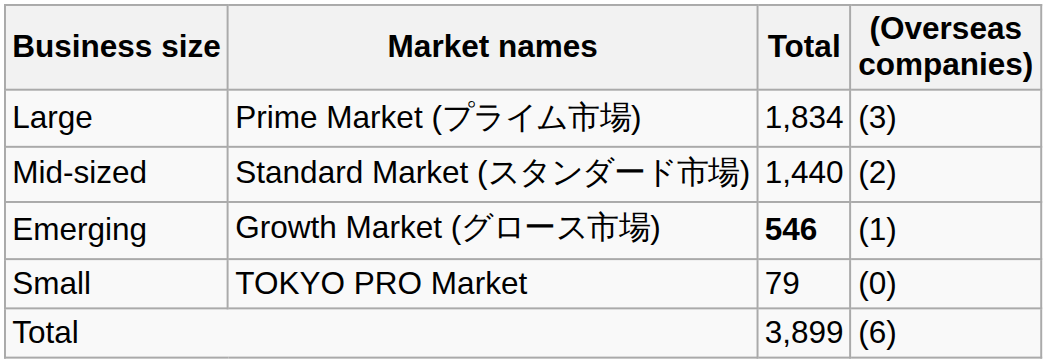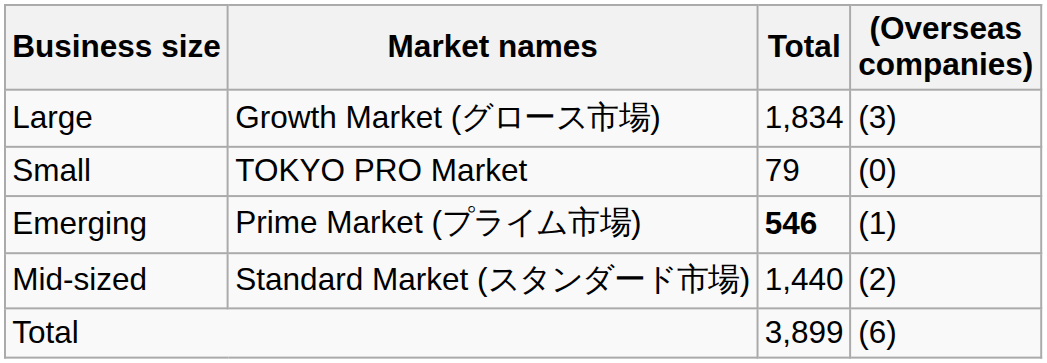(438, 116) Prime Market (プライム市場) -> (448, 116) Growth Market (グロース市場)
rows swapped: (80, 173) <-> (52, 282)
(448, 228) Growth Market (グロース市場) -> (438, 222) Prime Market (プライム市場)
